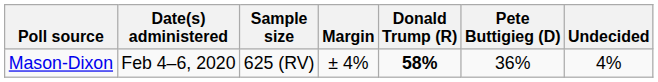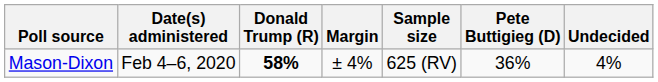columns swapped: (279, 27) <-> (420, 27)
